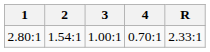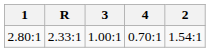columns swapped: (65, 15) <-> (185, 15)
